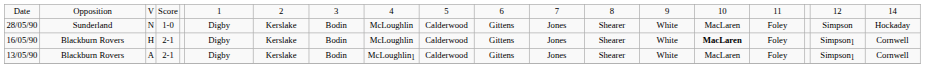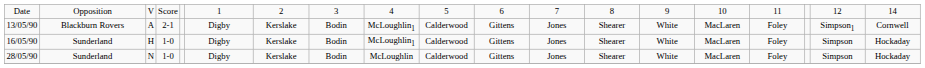rows swapped: (22, 56) <-> (22, 25)
(93, 40) Blackburn Rovers -> (93, 41) Sunderland
(168, 40) 2-1 -> (168, 41) 1-0
(391, 40) McLoughlin -> (391, 42) McLoughlin1
(722, 40) bold -> (722, 41) normal
(837, 41) Simpson1 -> (837, 41) Simpson
(893, 40) Cornwell -> (893, 41) Hockaday
